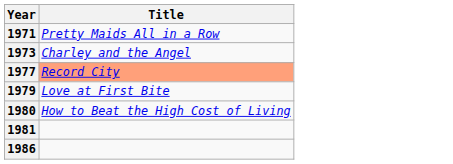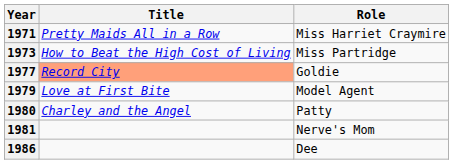+ column: (371, 14)
(116, 53) Charley and the Angel -> (166, 53) How to Beat the High Cost of Living
(166, 110) How to Beat the High Cost of Living -> (116, 110) Charley and the Angel
